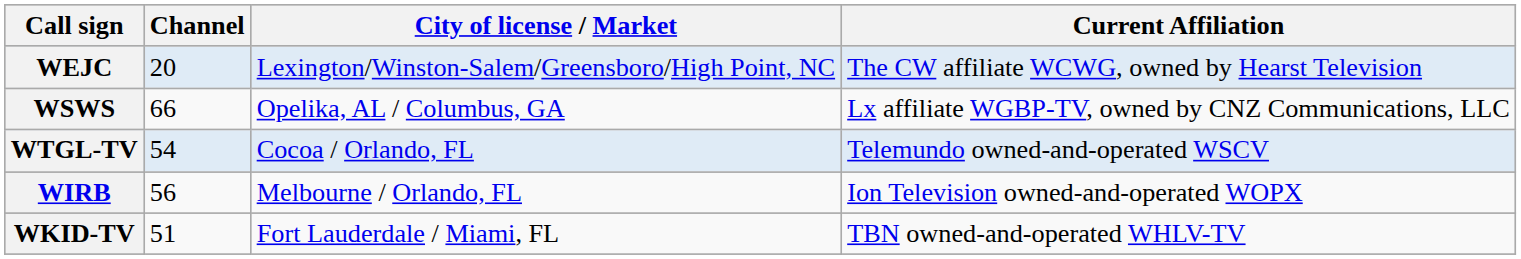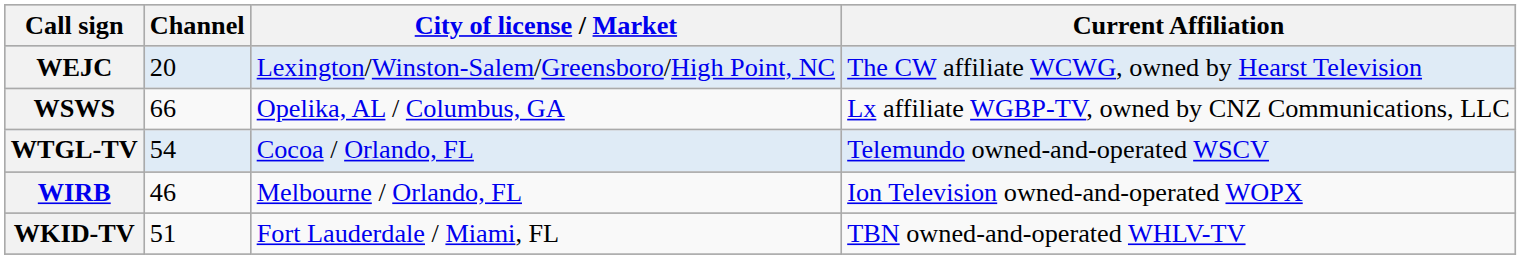(163, 191) 56 -> (163, 191) 46
